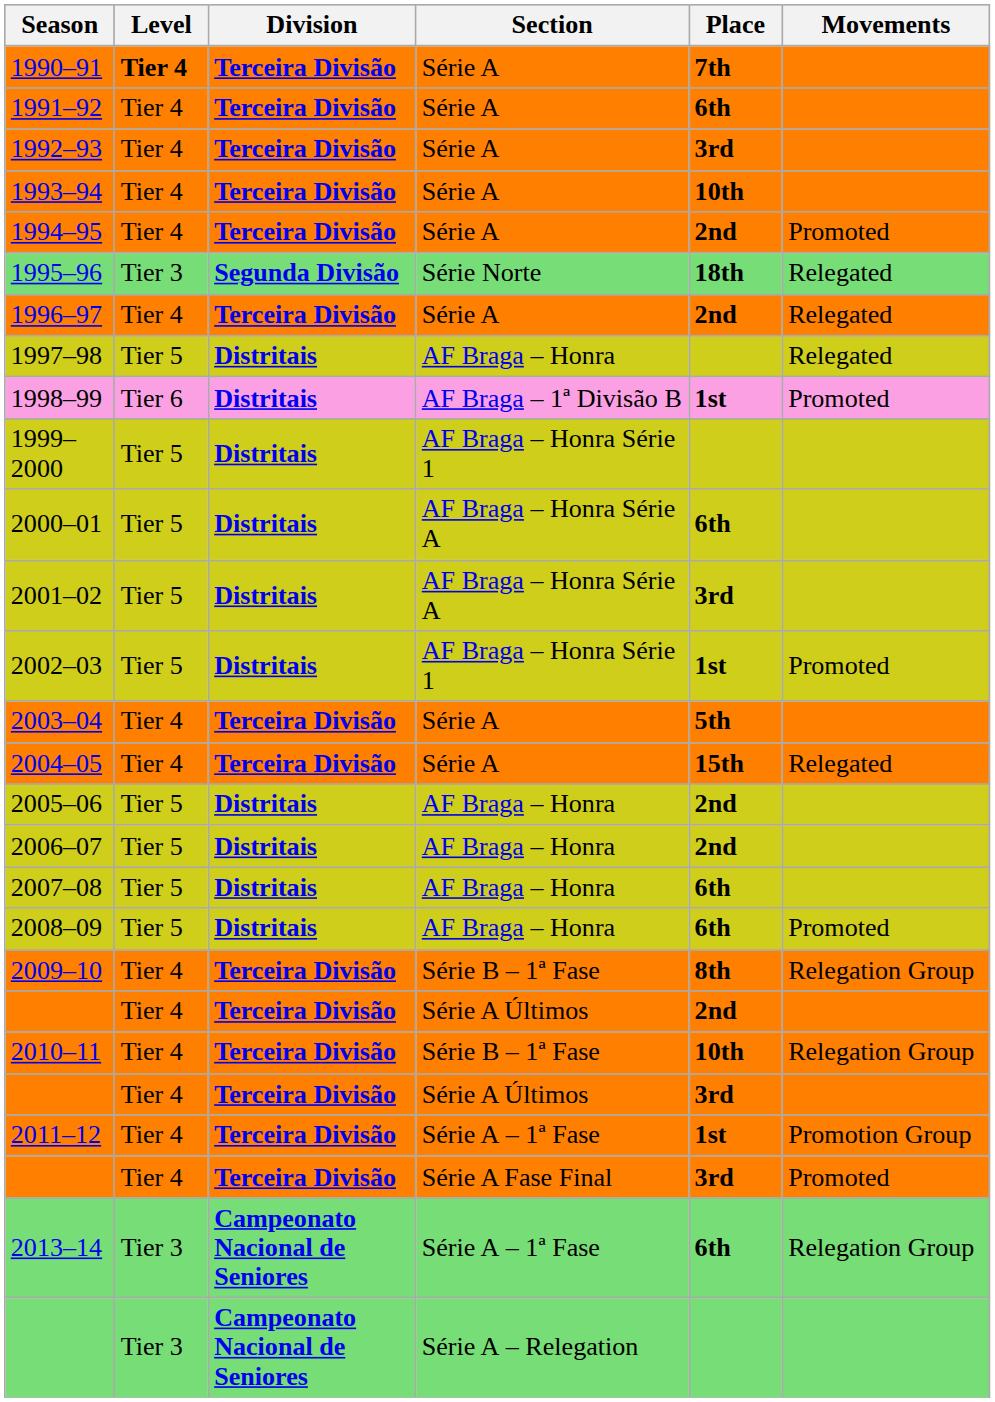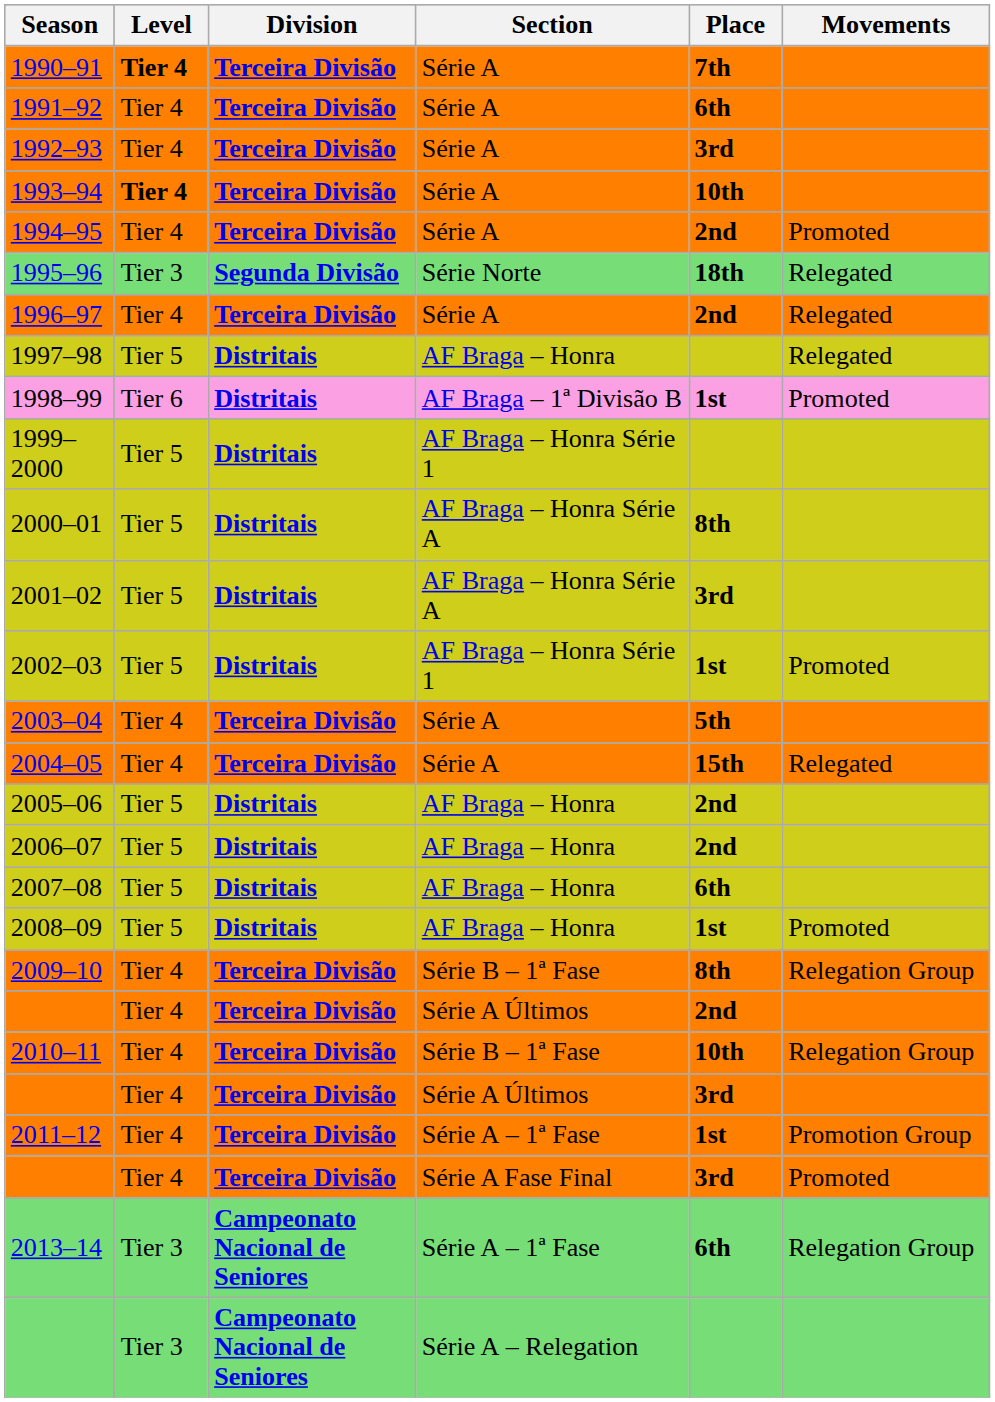(152, 190) normal -> (154, 190) bold
(713, 524) 6th -> (713, 524) 8th
(713, 928) 6th -> (711, 928) 1st
